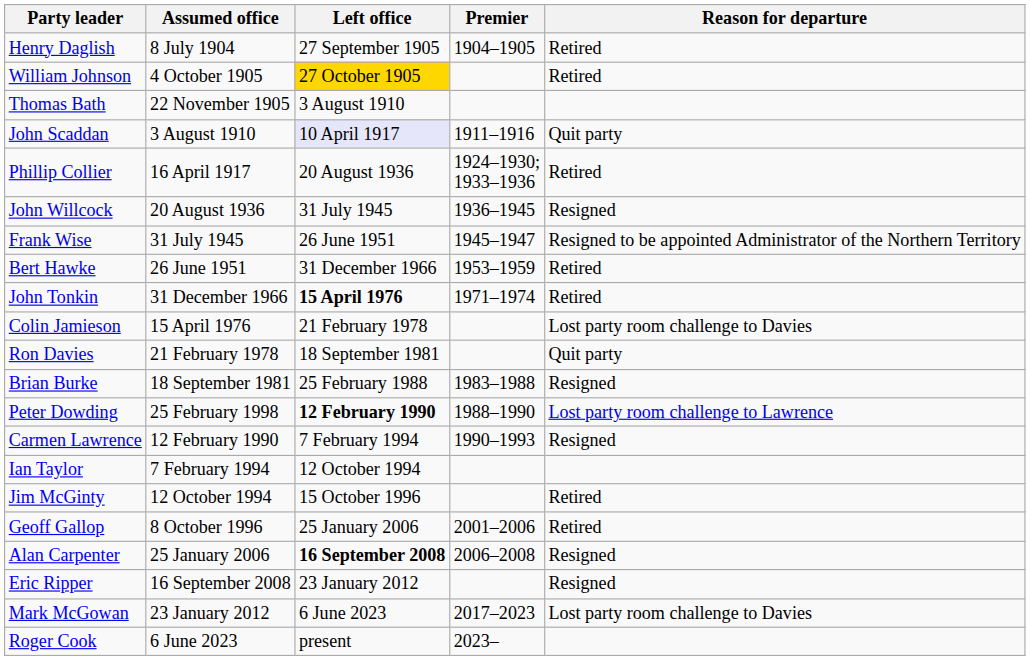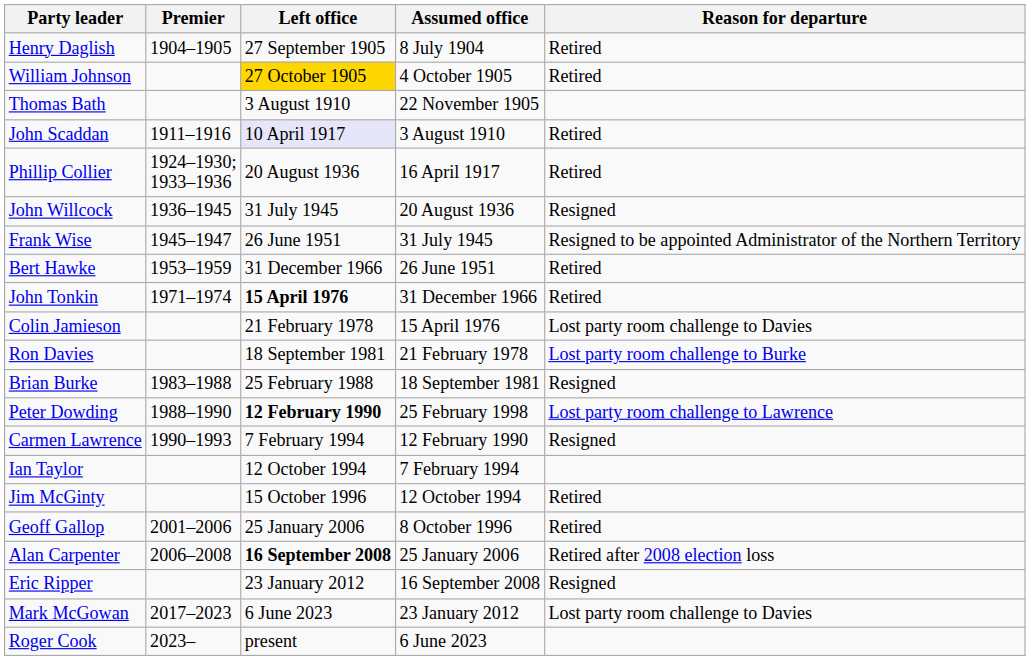columns swapped: (220, 18) <-> (497, 18)
(585, 133) Quit party -> (575, 133) Retired
(585, 354) Quit party -> (677, 354) Lost party room challenge to Burke
(582, 555) Resigned -> (661, 555) Retired after 2008 election loss
